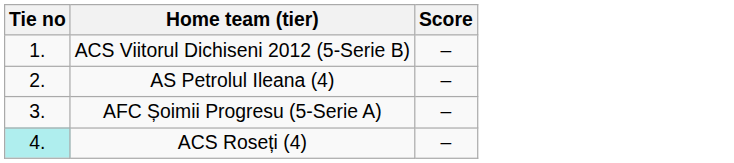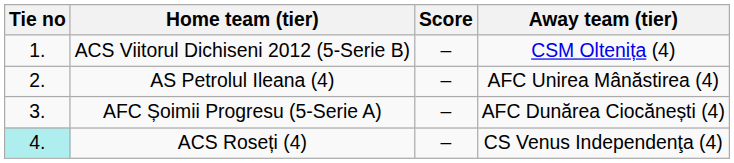+ column: (603, 19)
